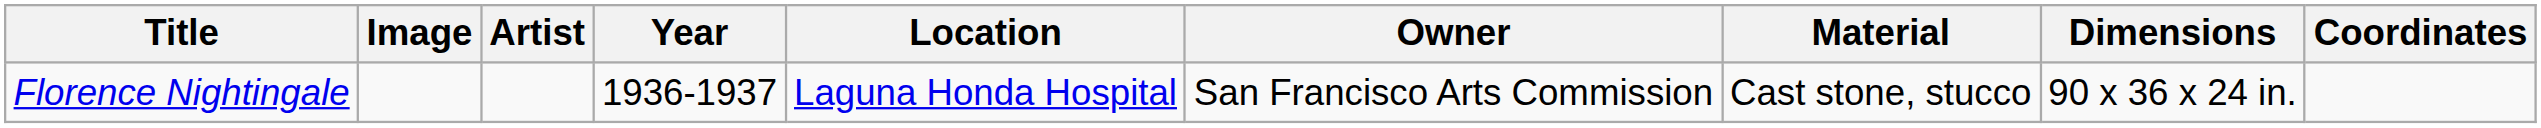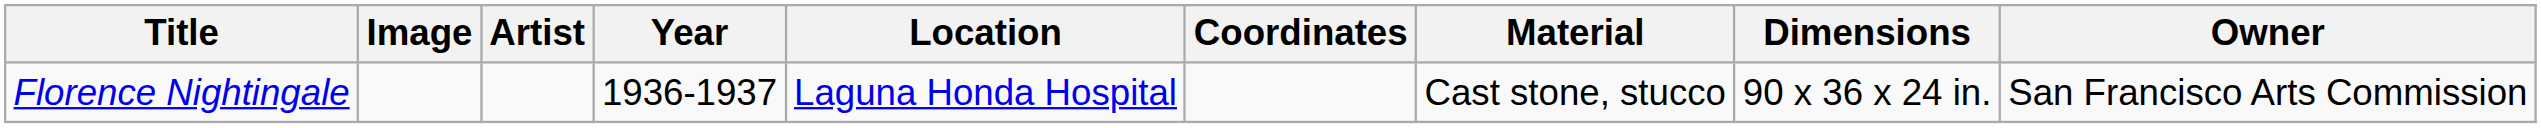columns swapped: (2421, 33) <-> (1453, 33)
